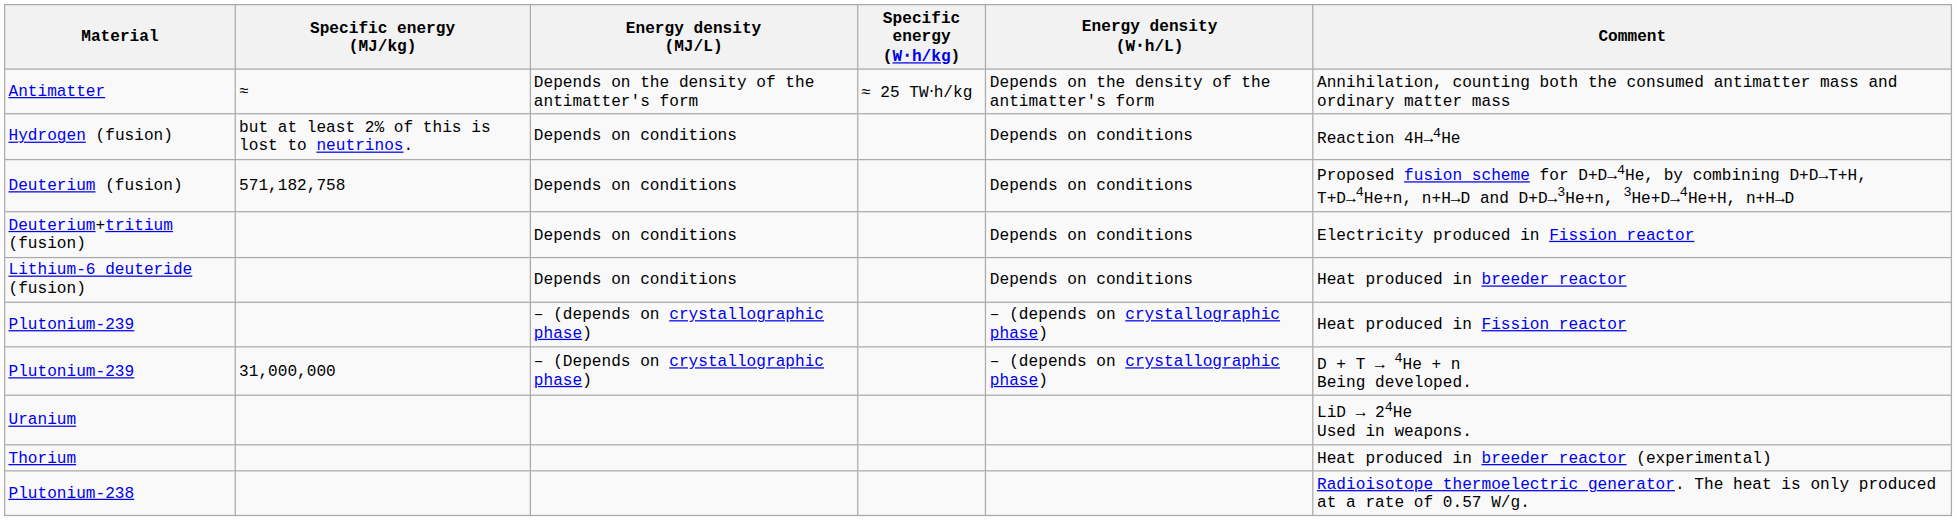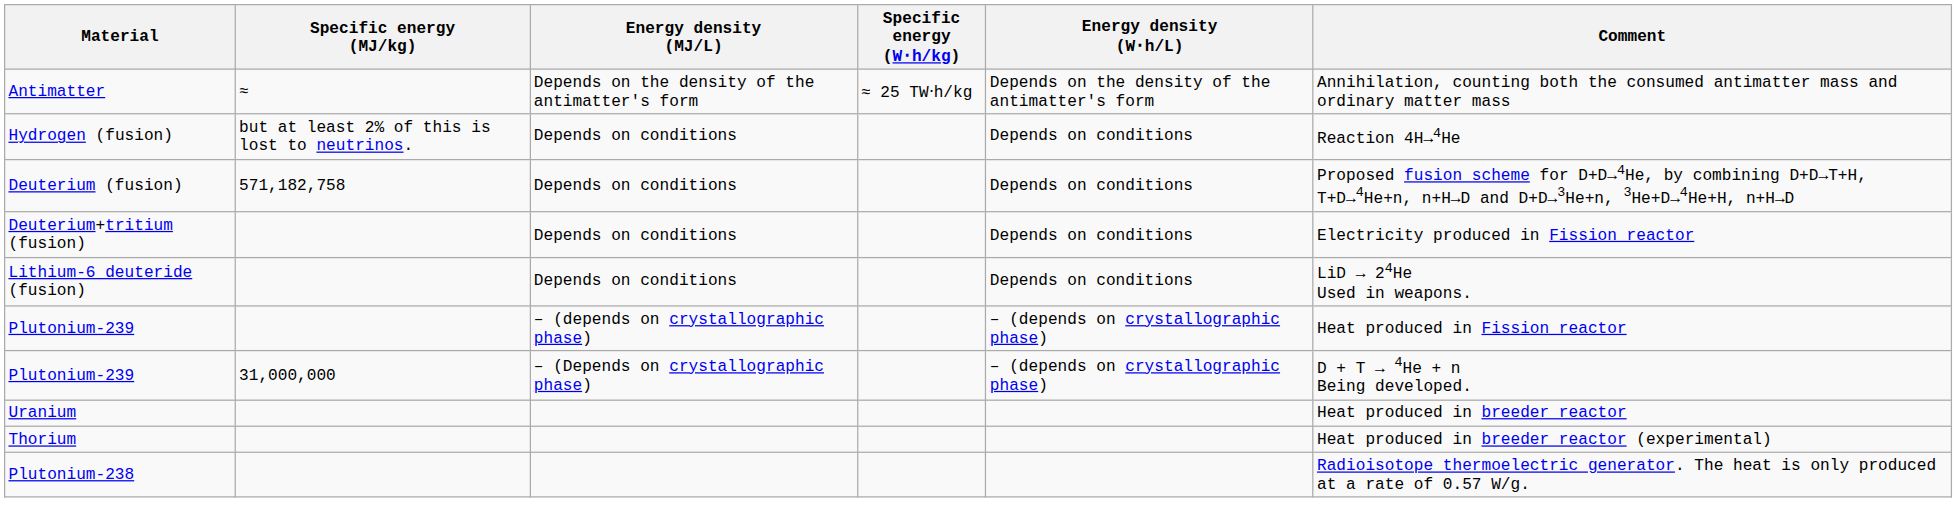(1472, 280) Heat produced in breeder reactor -> (1394, 282) LiD → 24He Used in weapons.
(1394, 420) LiD → 24He Used in weapons. -> (1472, 413) Heat produced in breeder reactor
